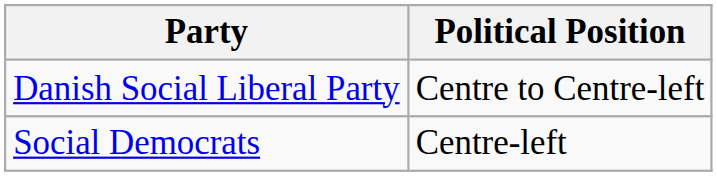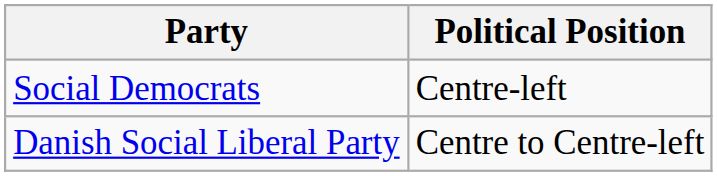rows swapped: (137, 142) <-> (206, 87)
